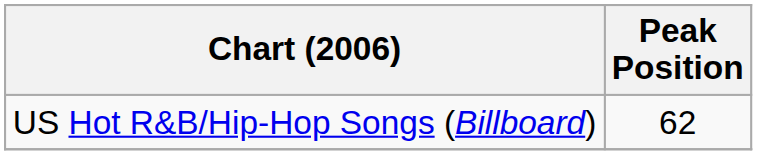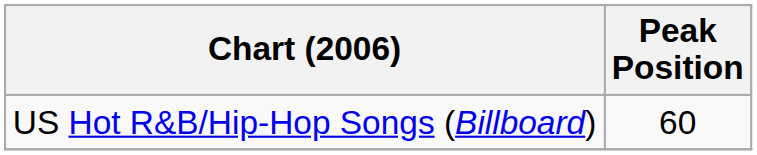(678, 121) 62 -> (678, 121) 60
